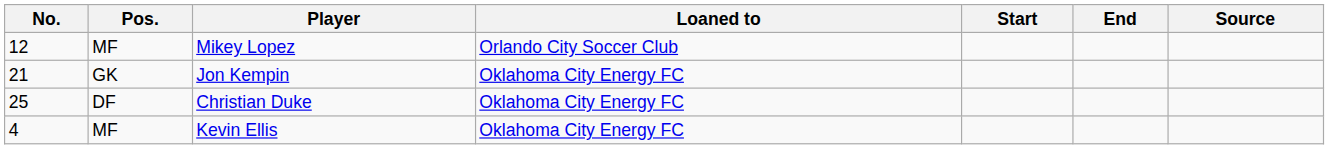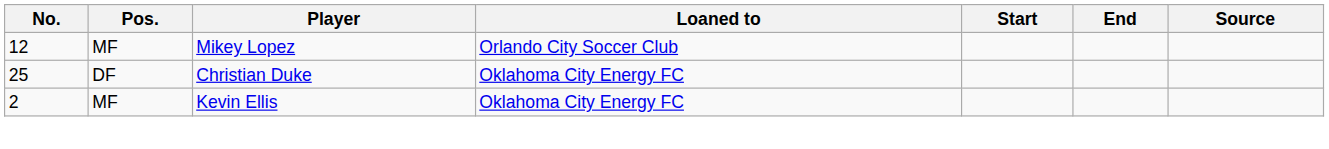- row: (243, 75)
(14, 130) 4 -> (14, 102) 2
